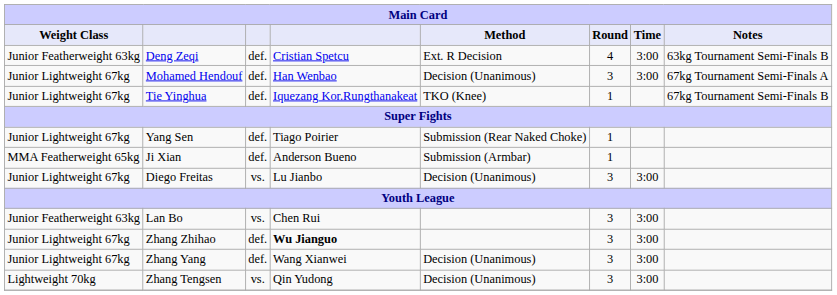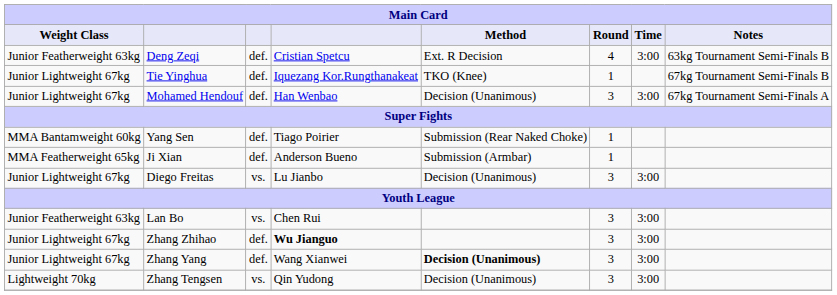rows swapped: (194, 75) <-> (176, 95)
(69, 136) Junior Lightweight 67kg -> (74, 136) MMA Bantamweight 60kg
(479, 259) normal -> (482, 259) bold
